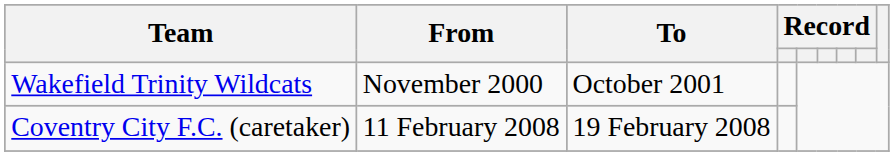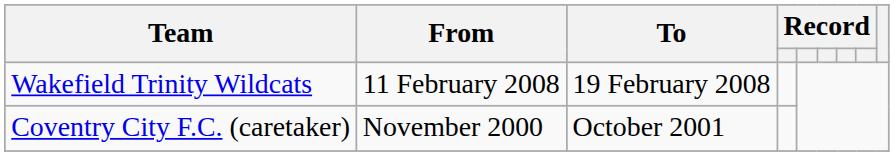(453, 83) November 2000 -> (461, 83) 11 February 2008
(649, 83) October 2001 -> (672, 83) 19 February 2008
(461, 127) 11 February 2008 -> (453, 127) November 2000
(672, 127) 19 February 2008 -> (649, 127) October 2001
